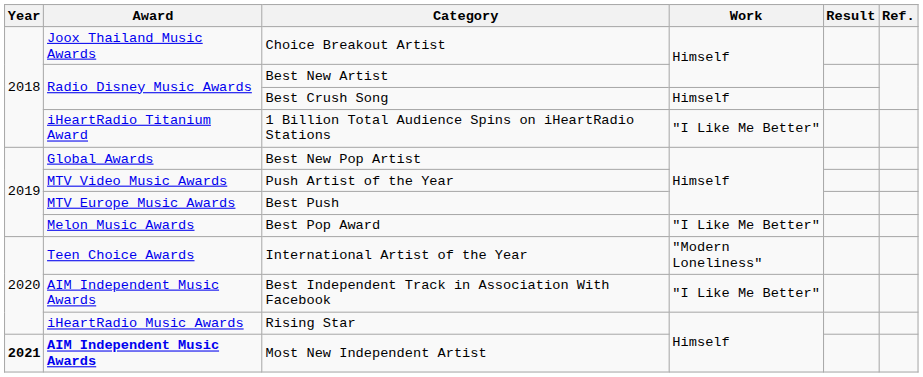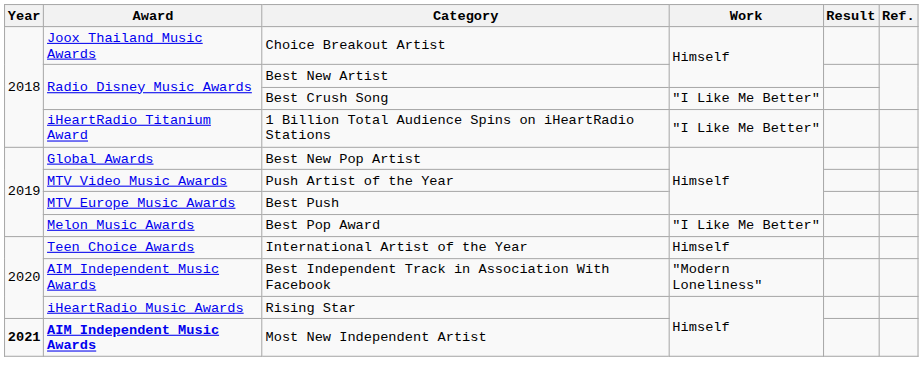(701, 98) Himself -> (746, 98) "I Like Me Better"
(717, 255) "Modern Loneliness" -> (701, 247) Himself
(746, 293) "I Like Me Better" -> (717, 277) "Modern Loneliness"
